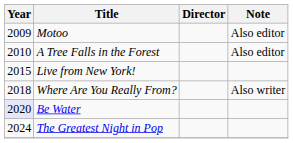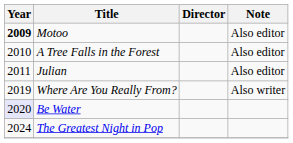(19, 33) normal -> (19, 33) bold
+ row: (52, 71)
- row: (86, 71)
(19, 90) 2018 -> (19, 90) 2019
